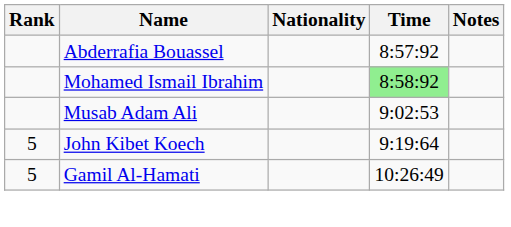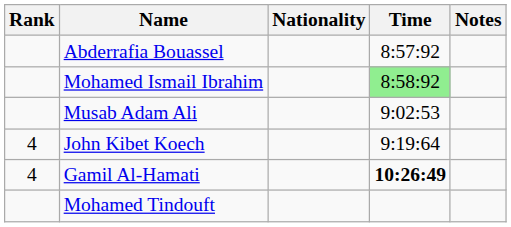(32, 143) 5 -> (32, 143) 4
(32, 174) 5 -> (32, 174) 4
(409, 174) normal -> (410, 174) bold
+ row: (139, 205)
